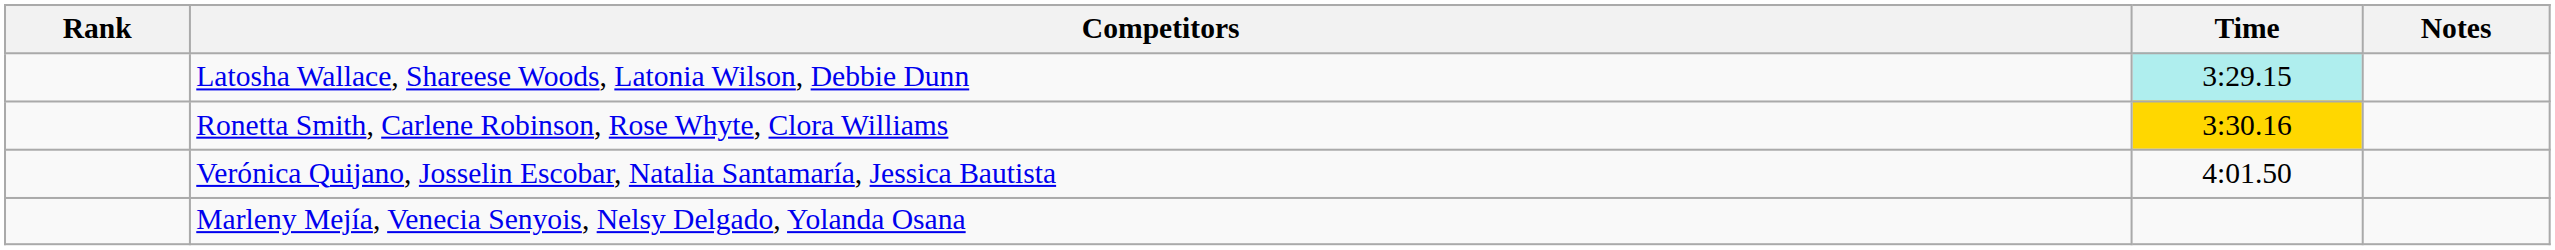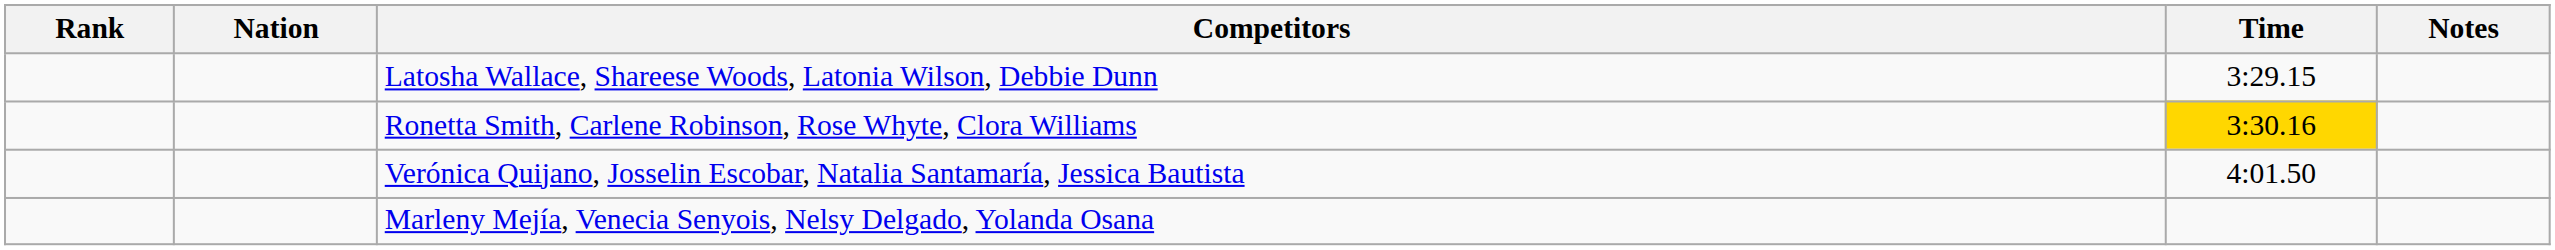+ column: (276, 28)
(2247, 76) paleturquoise background -> (2271, 76) no background
